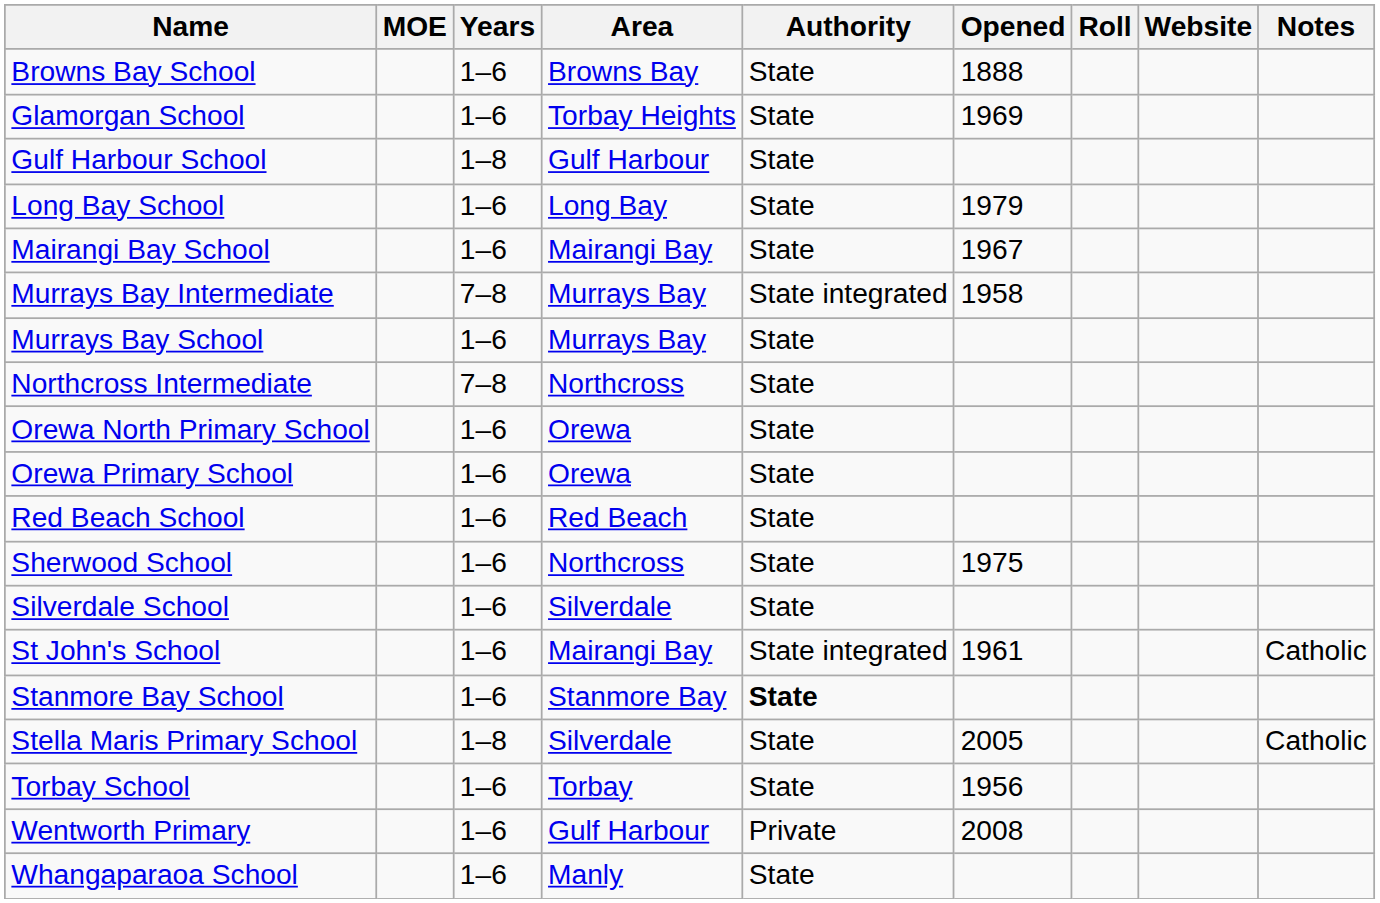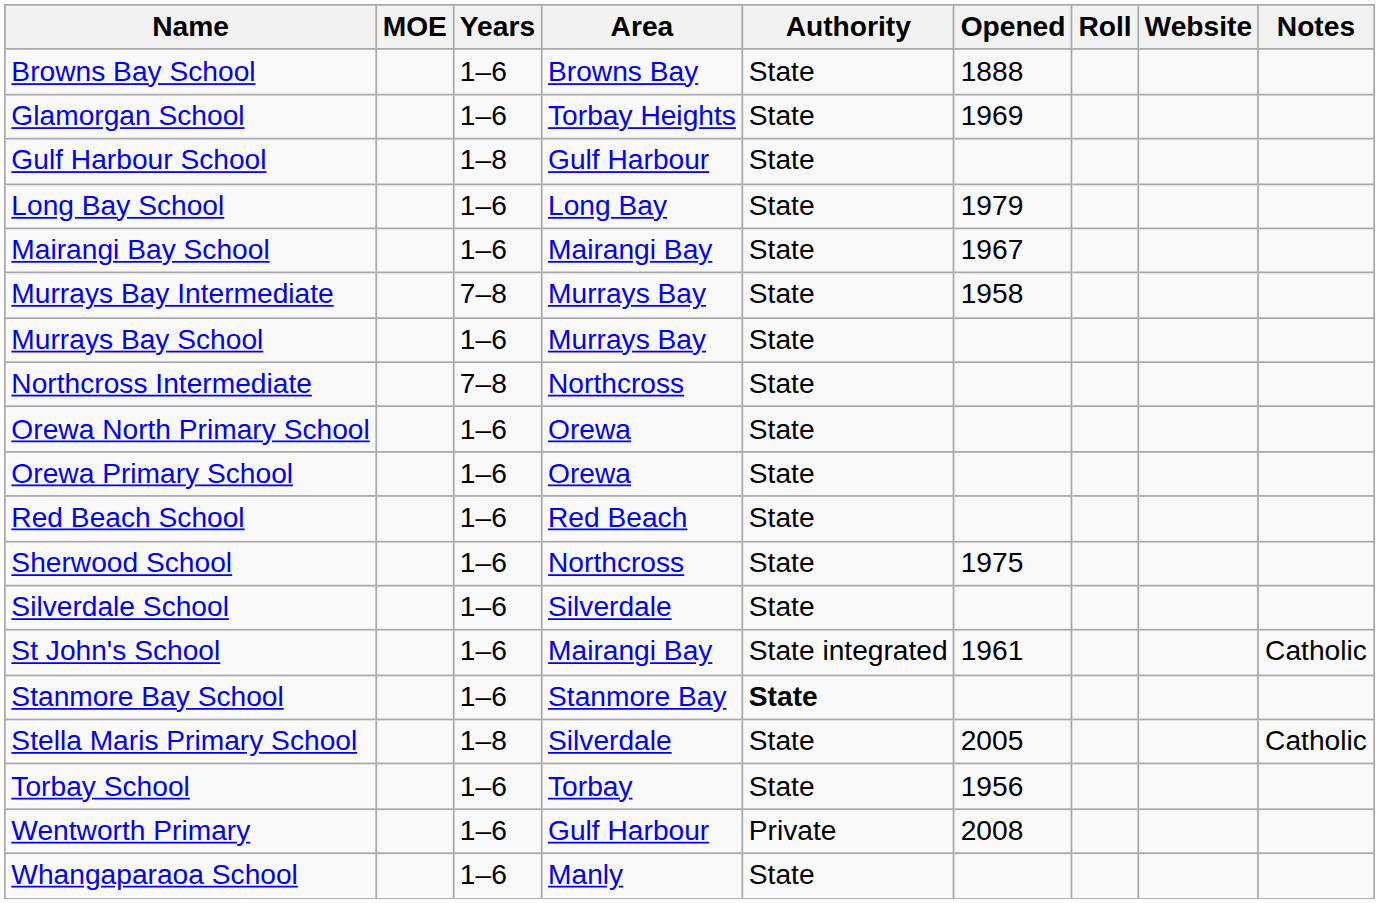(848, 294) State integrated -> (782, 294) State
